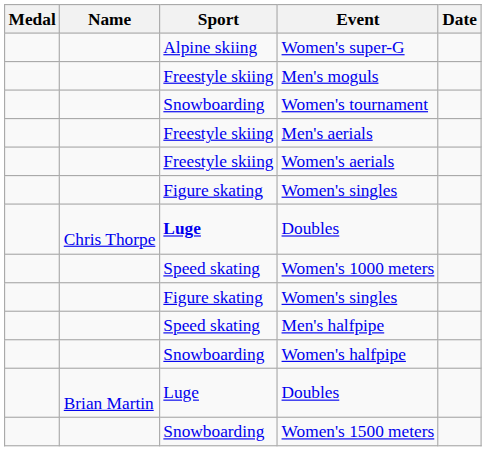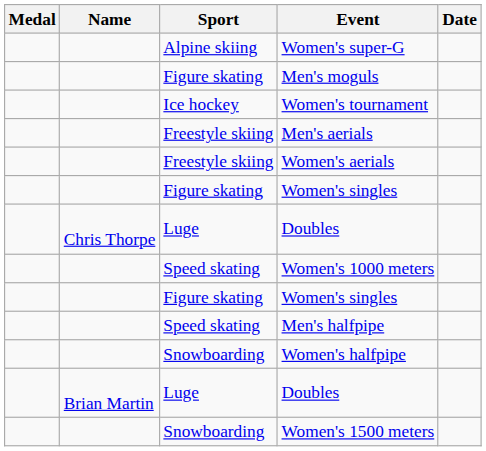(218, 76) Freestyle skiing -> (213, 76) Figure skating
(214, 104) Snowboarding -> (201, 104) Ice hockey
(182, 229) bold -> (181, 229) normal
